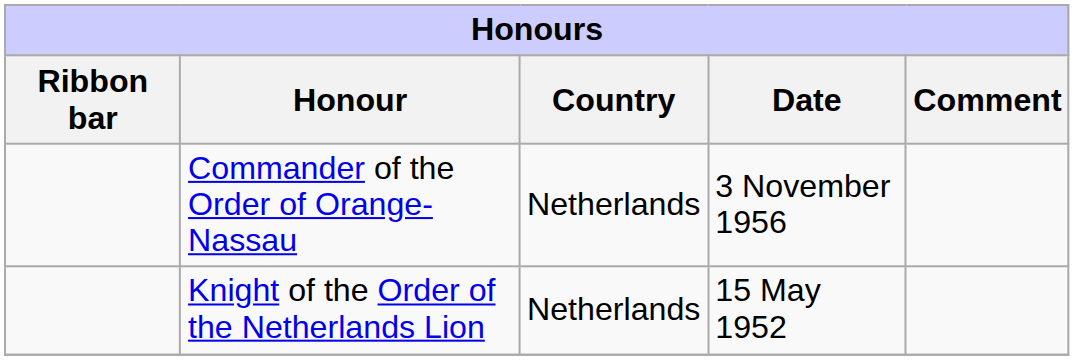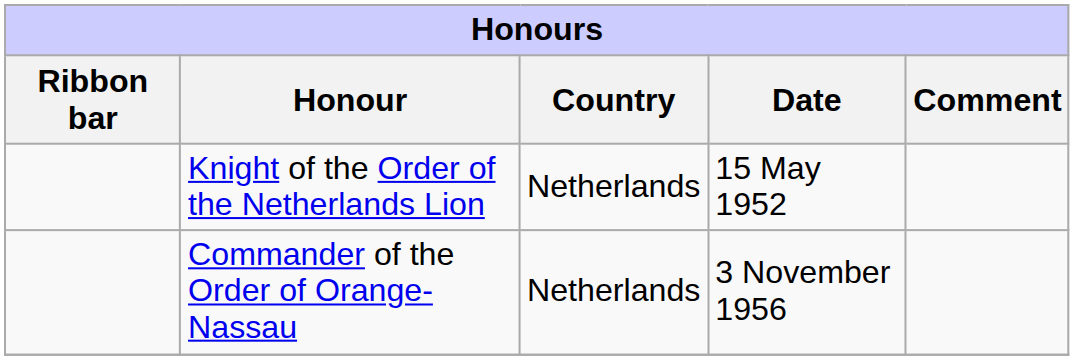rows swapped: (342, 309) <-> (321, 204)
